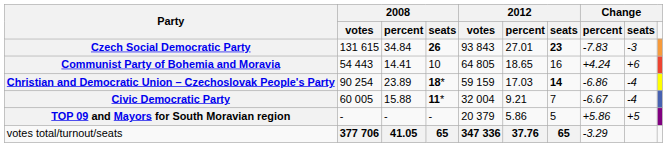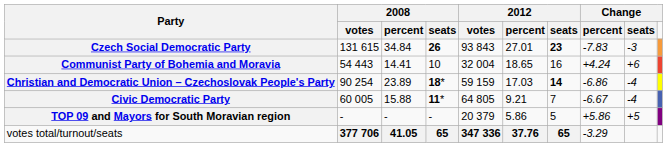(478, 64) 64 805 -> (478, 64) 32 004
(478, 99) 32 004 -> (478, 99) 64 805
